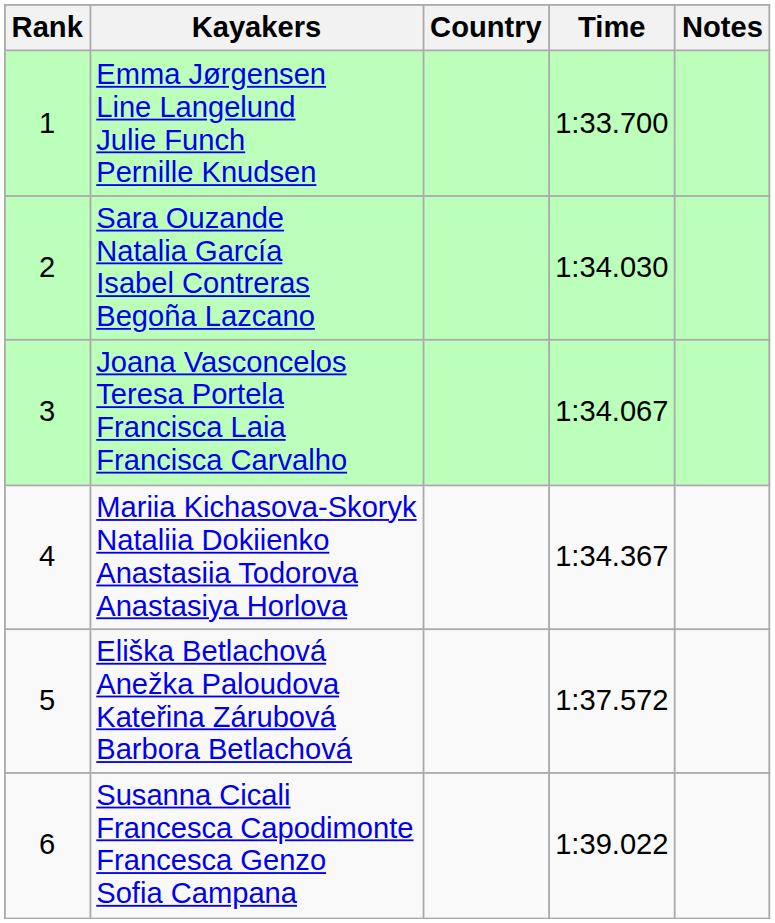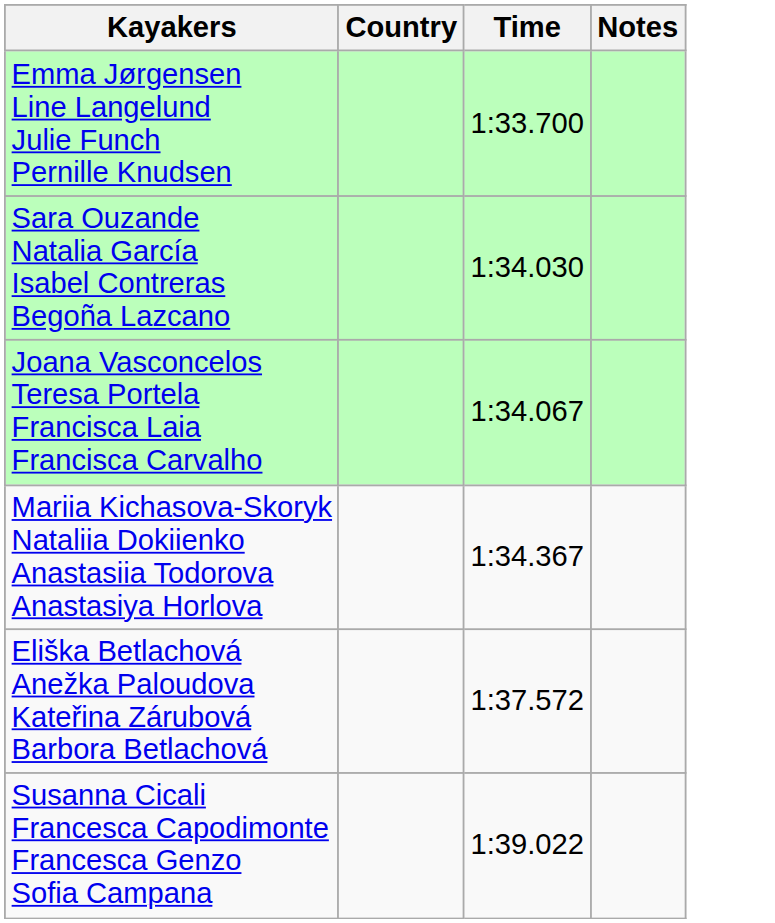- column: (47, 27)
